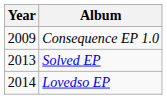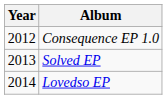(22, 37) 2009 -> (22, 37) 2012
